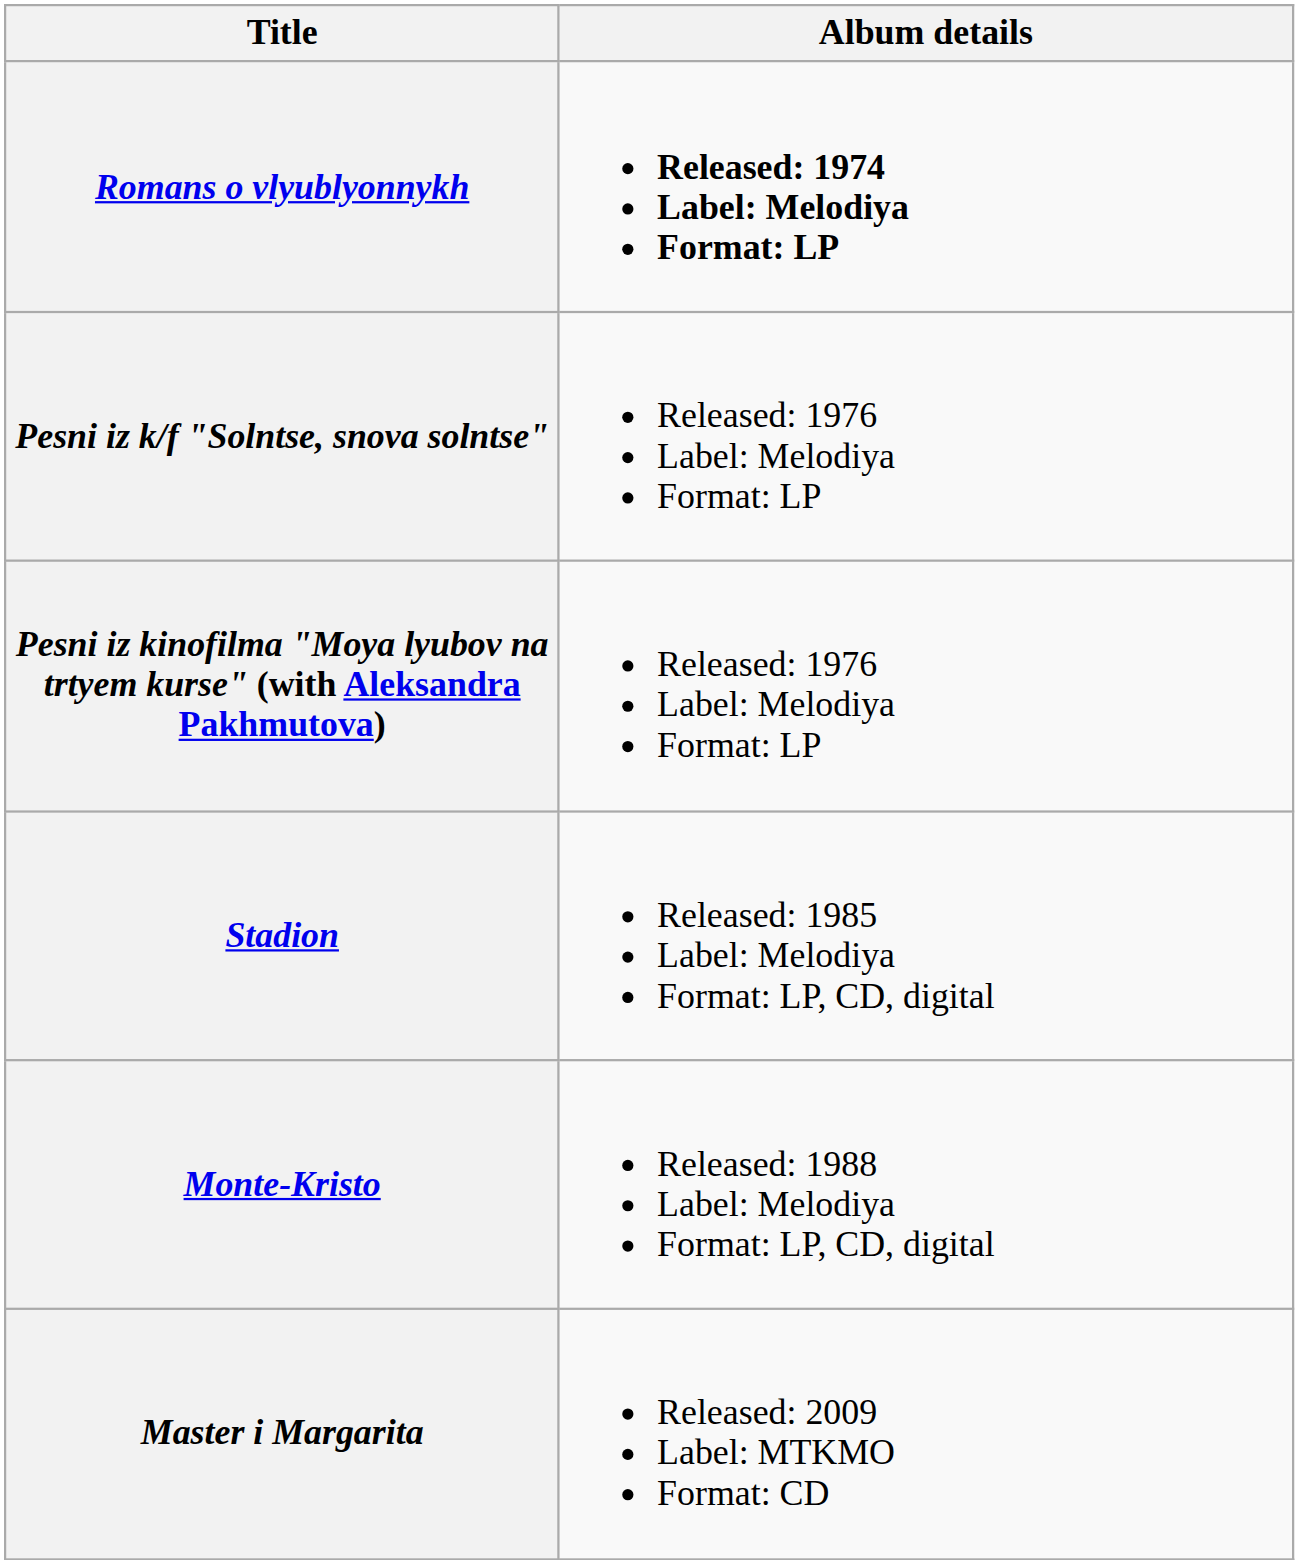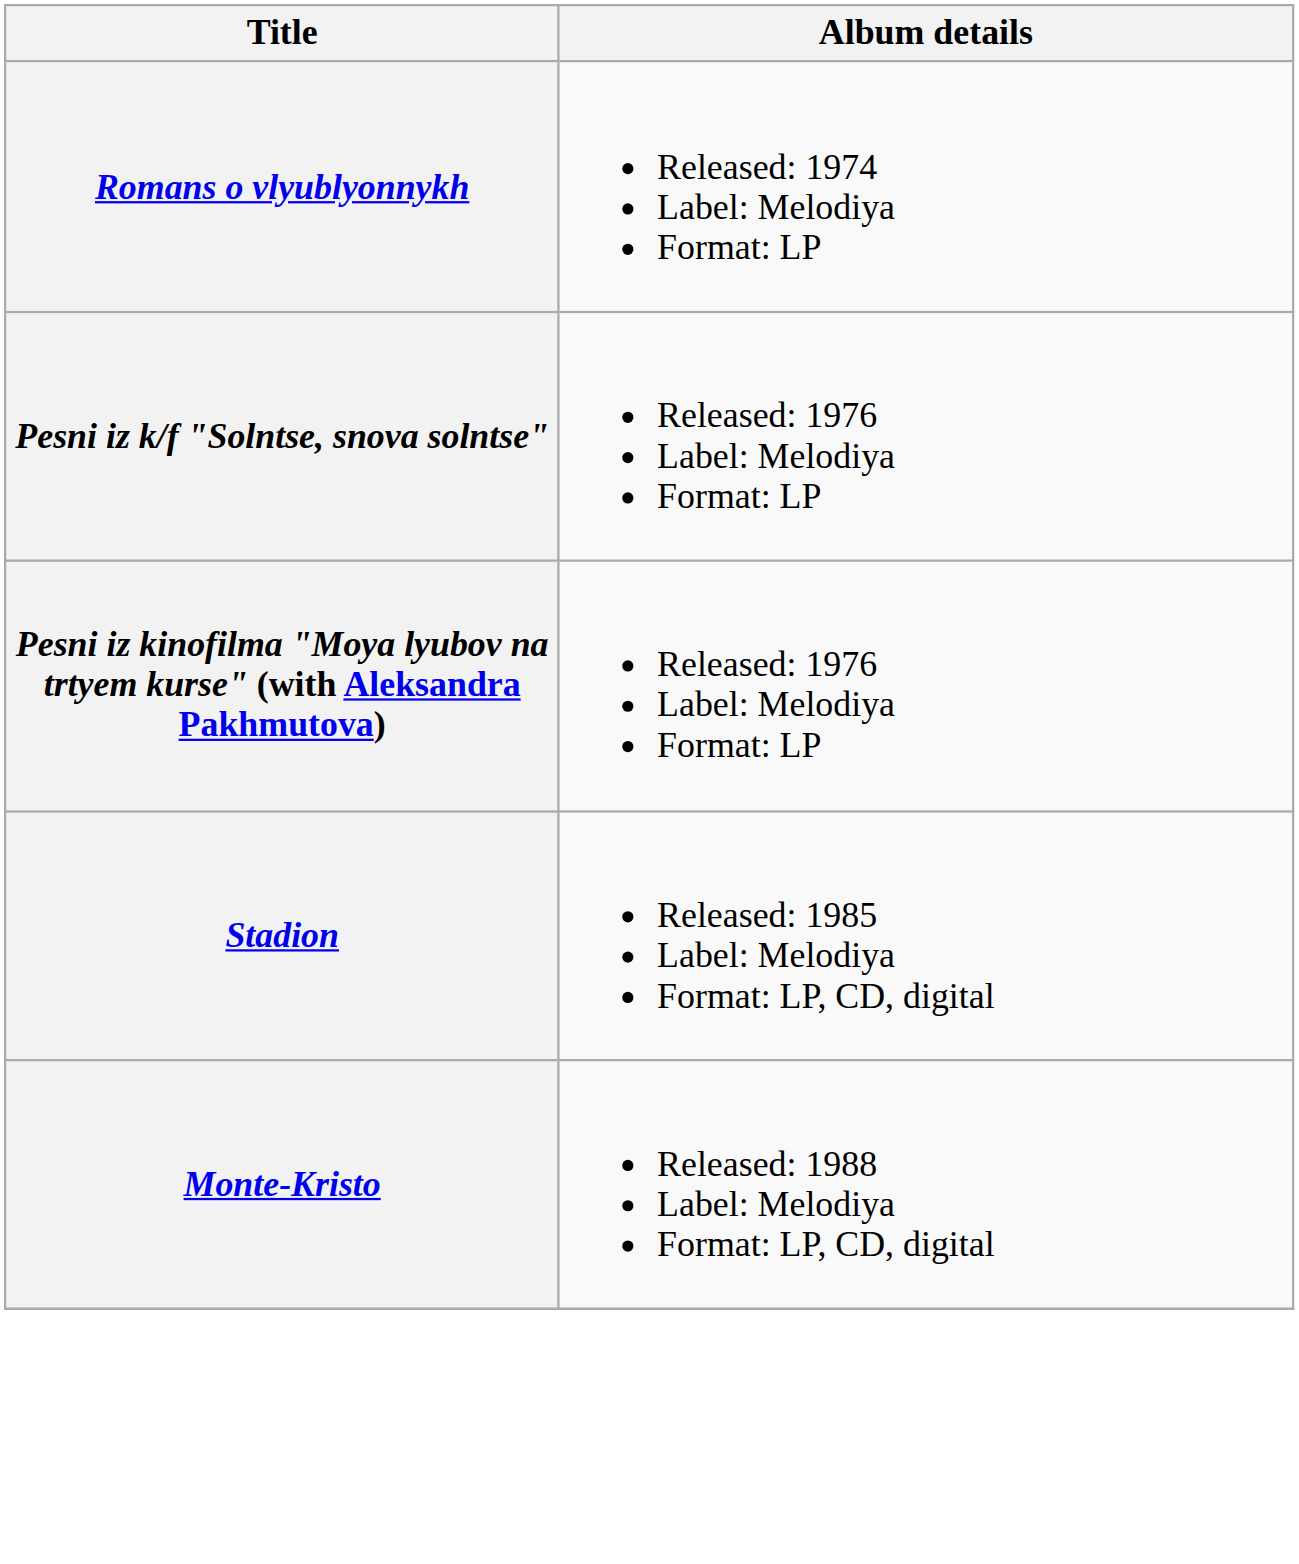(926, 207) bold -> (926, 207) normal
- row: (282, 1433)
